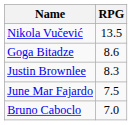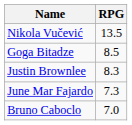(111, 52) 8.6 -> (111, 52) 8.5
(111, 91) 7.5 -> (111, 91) 7.3
